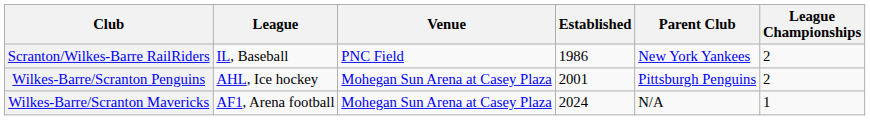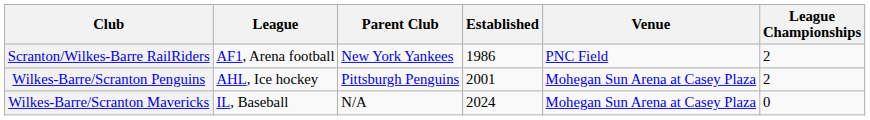columns swapped: (447, 24) <-> (697, 24)
(252, 56) IL, Baseball -> (275, 56) AF1, Arena football
(275, 102) AF1, Arena football -> (252, 102) IL, Baseball
(767, 102) 1 -> (767, 102) 0
